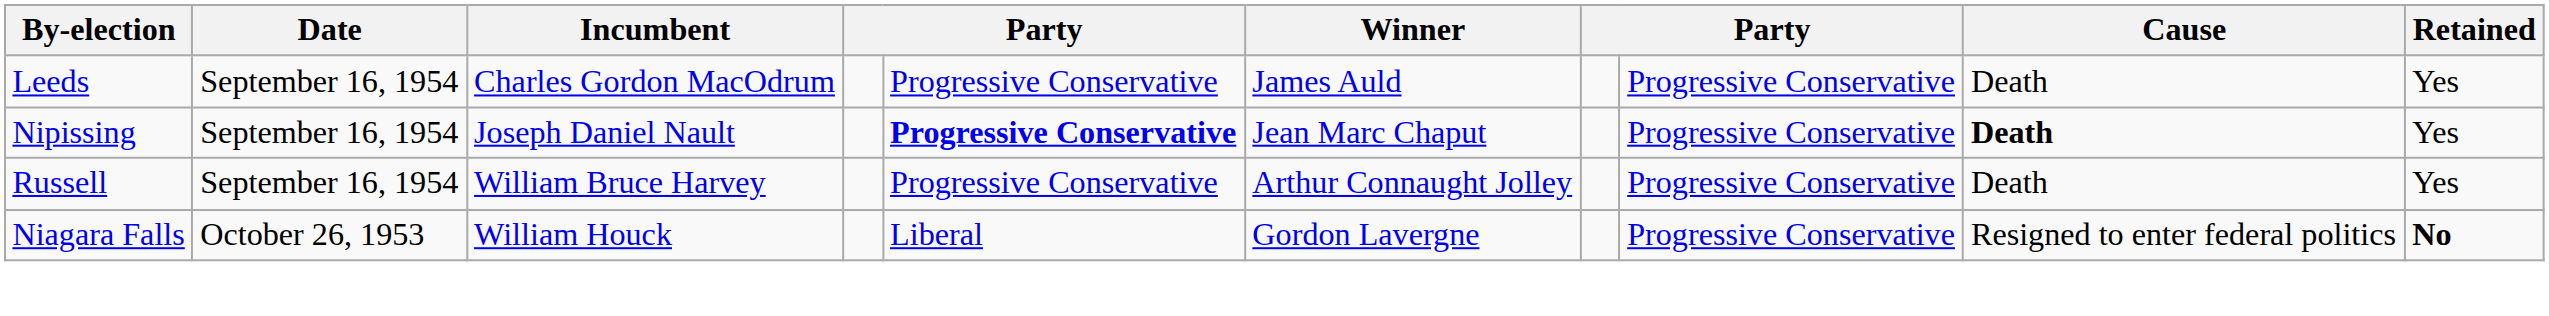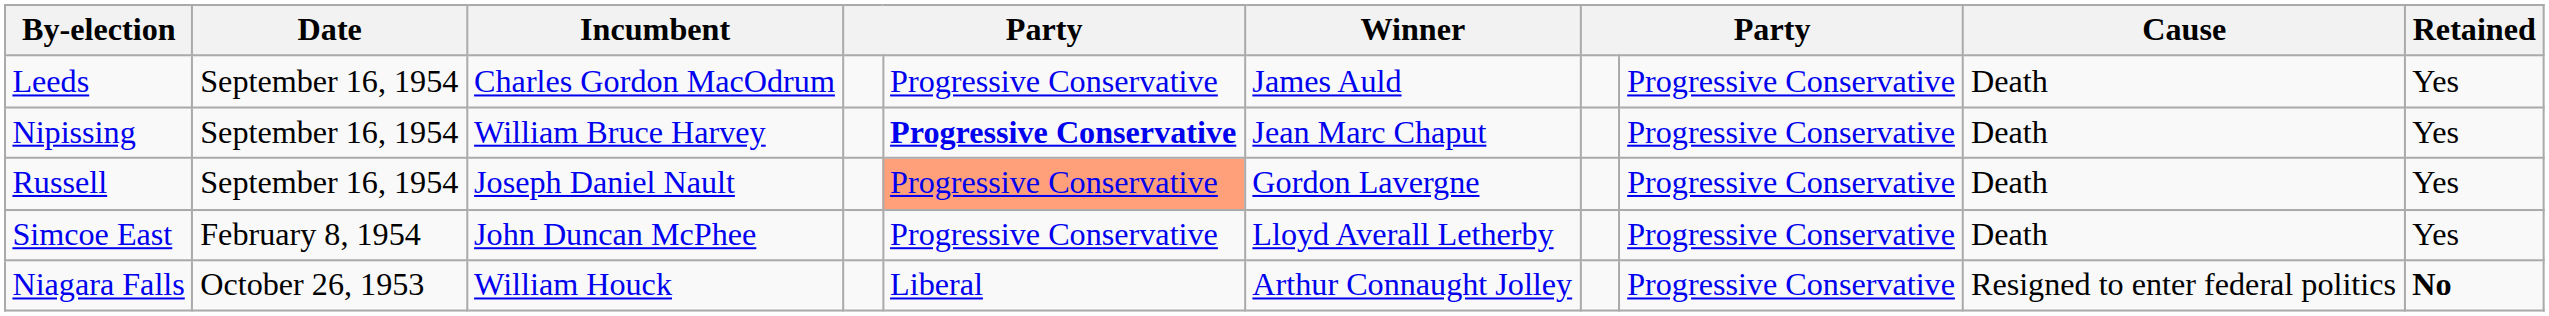(604, 132) Joseph Daniel Nault -> (620, 132) William Bruce Harvey
(2012, 132) bold -> (2009, 132) normal
(620, 183) William Bruce Harvey -> (604, 183) Joseph Daniel Nault
(1054, 183) no background -> (1054, 183) lightsalmon background
(1412, 183) Arthur Connaught Jolley -> (1366, 183) Gordon Lavergne
+ row: (92, 234)
(1366, 234) Gordon Lavergne -> (1412, 285) Arthur Connaught Jolley
